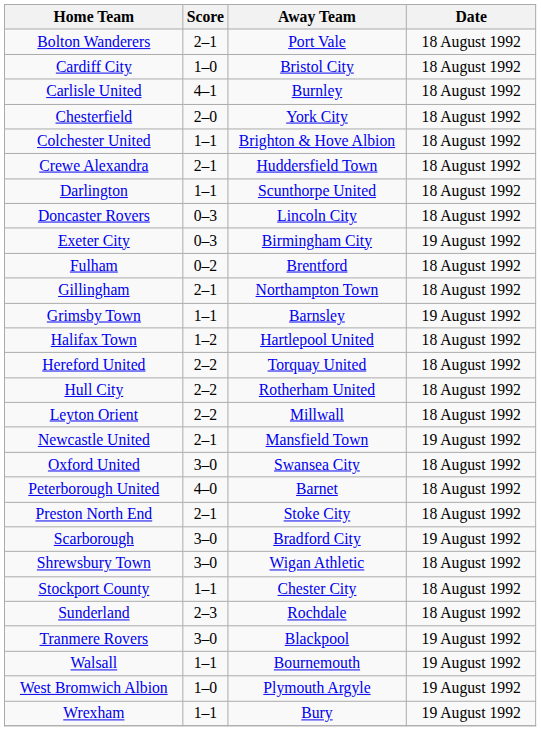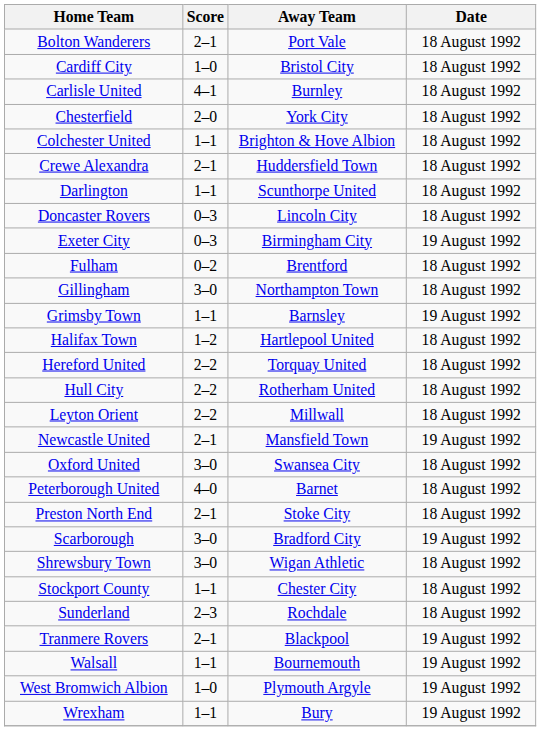(205, 290) 2–1 -> (205, 290) 3–0
(205, 638) 3–0 -> (205, 638) 2–1
